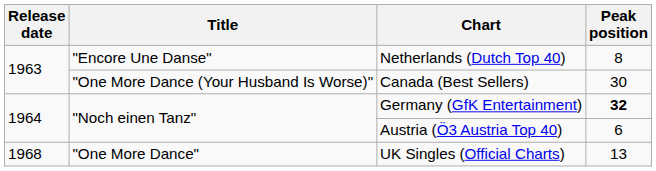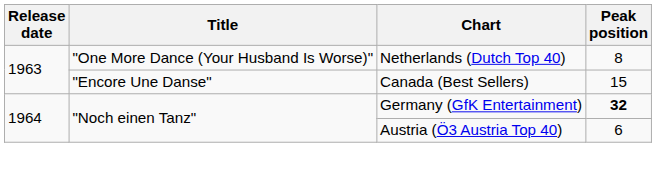(142, 57) "Encore Une Danse" -> (223, 57) "One More Dance (Your Husband Is Worse)"
(223, 81) "One More Dance (Your Husband Is Worse)" -> (142, 81) "Encore Une Danse"
(618, 81) 30 -> (618, 81) 15
- row: (472, 154)
